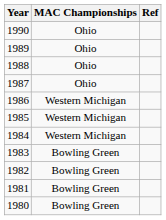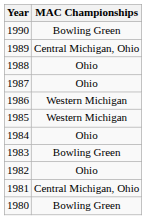- column: (150, 13)
(85, 30) Ohio -> (87, 30) Bowling Green
(85, 48) Ohio -> (87, 48) Central Michigan, Ohio
(85, 135) Western Michigan -> (87, 135) Ohio
(85, 170) Bowling Green -> (87, 170) Ohio
(85, 188) Bowling Green -> (87, 188) Central Michigan, Ohio
